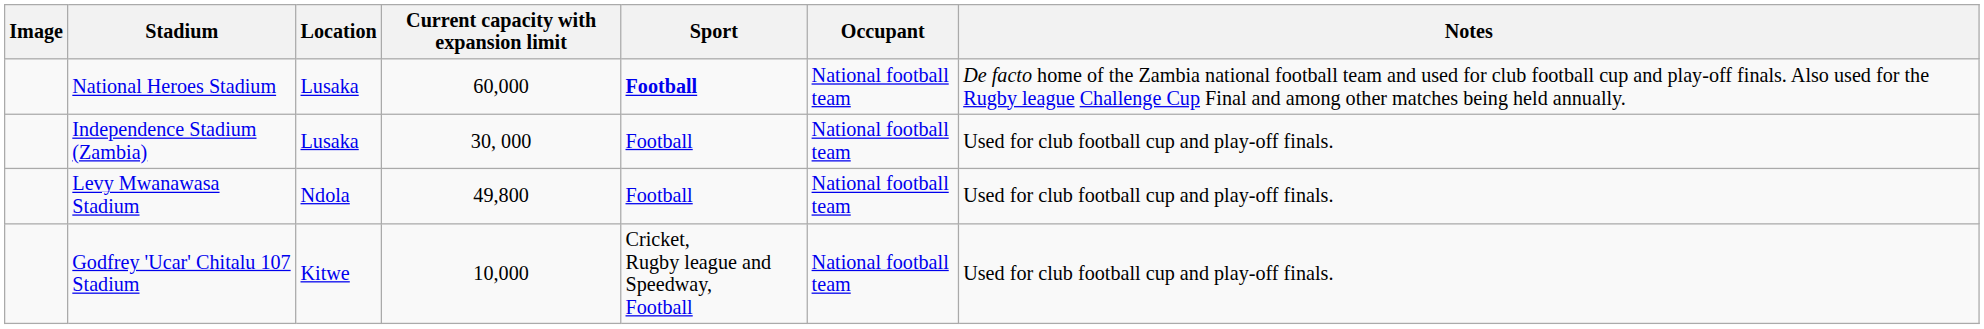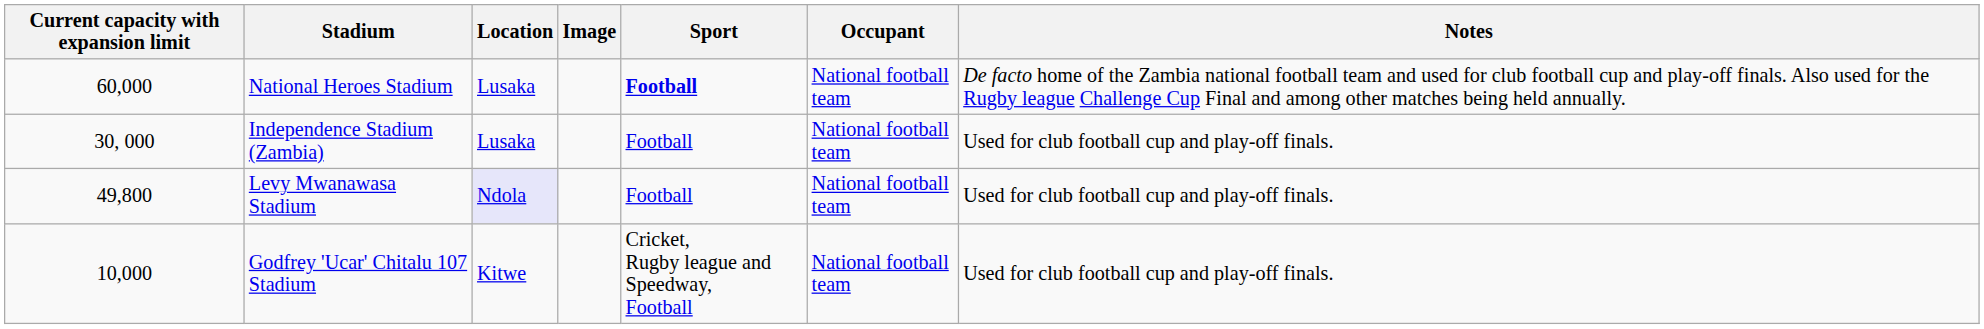columns swapped: (36, 31) <-> (501, 31)
(325, 195) no background -> (502, 195) lavender background
